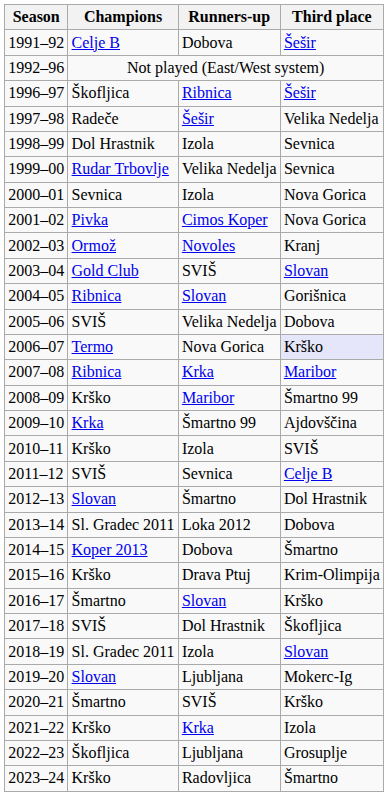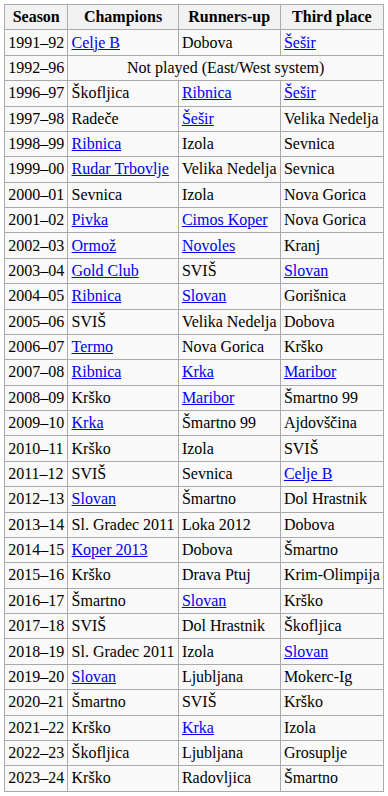(113, 144) Dol Hrastnik -> (96, 144) Ribnica
(303, 347) lavender background -> (303, 347) no background
